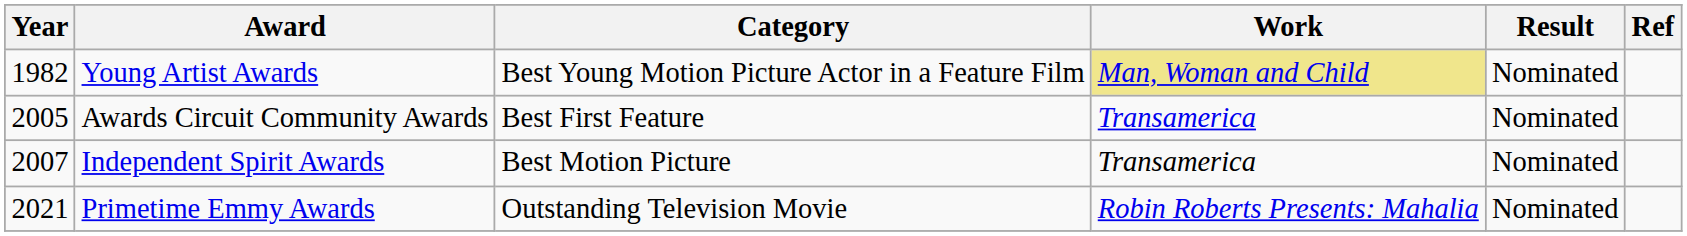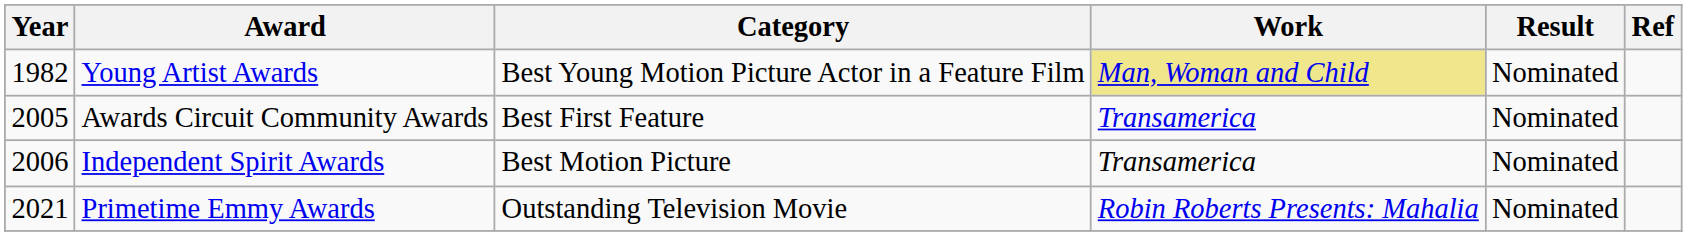(40, 162) 2007 -> (40, 162) 2006
